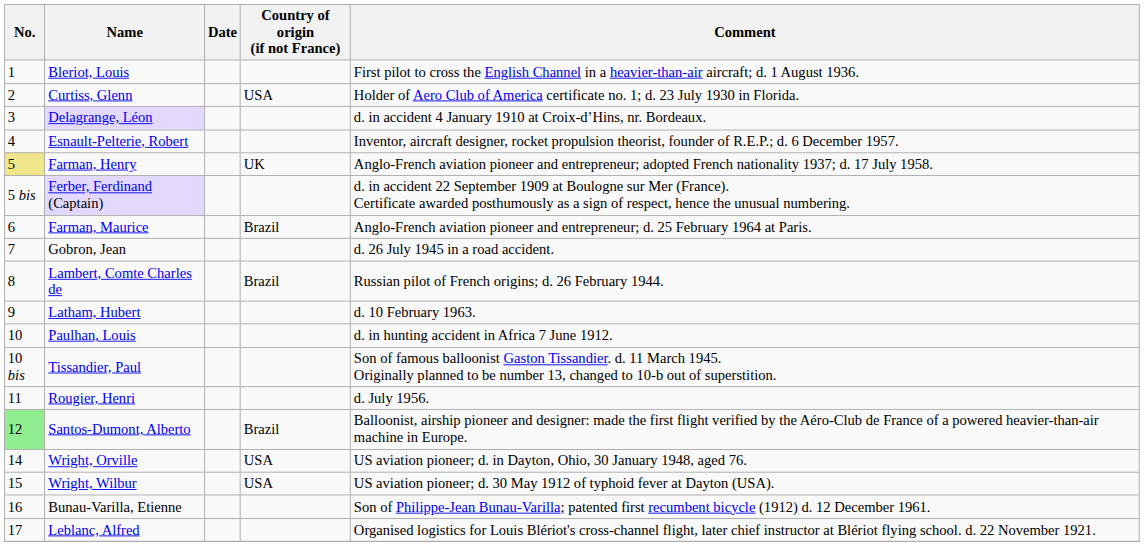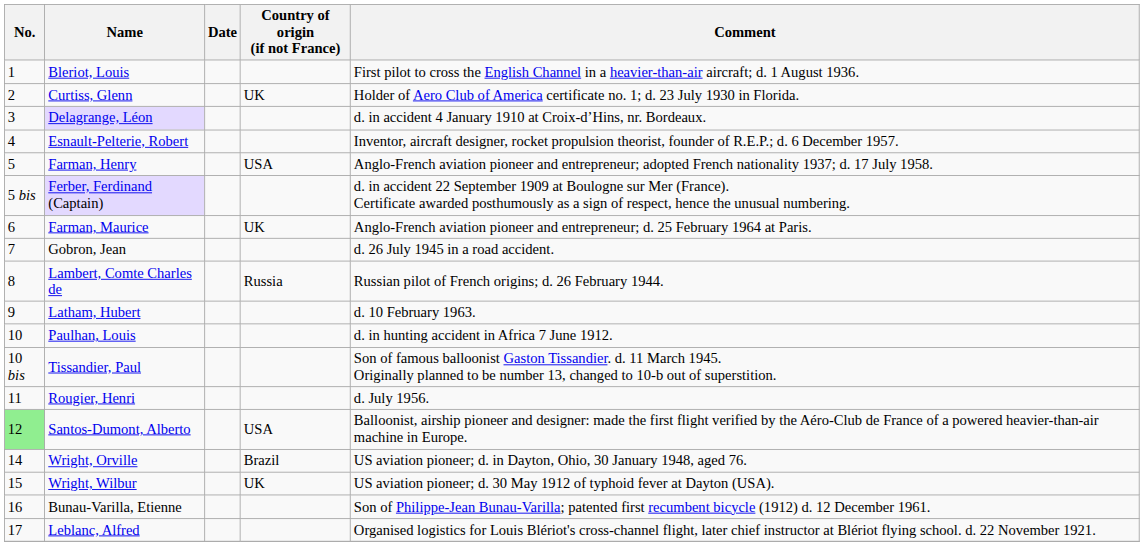(258, 94) USA -> (254, 94) UK
(11, 164) khaki background -> (11, 164) no background
(254, 164) UK -> (258, 164) USA
(262, 226) Brazil -> (254, 226) UK
(262, 281) Brazil -> (263, 281) Russia
(262, 429) Brazil -> (258, 429) USA
(258, 460) USA -> (262, 460) Brazil
(258, 483) USA -> (254, 483) UK
